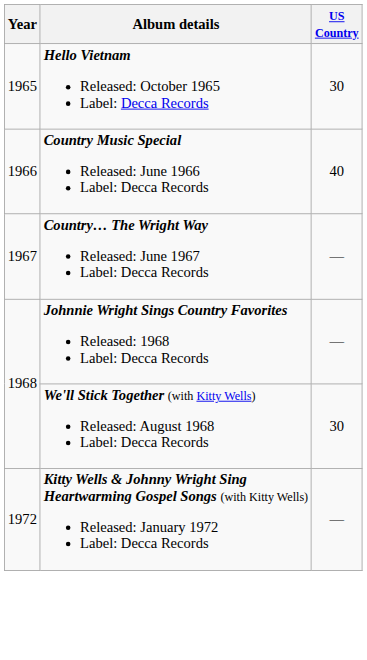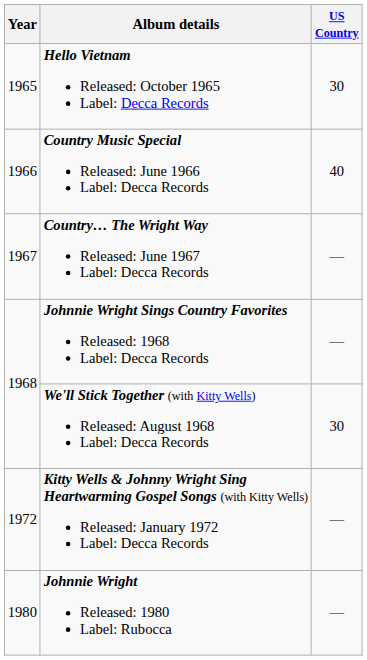+ row: (176, 605)
